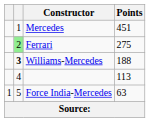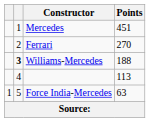(19, 44) lightgreen background -> (19, 44) no background
(124, 44) 275 -> (124, 44) 270
